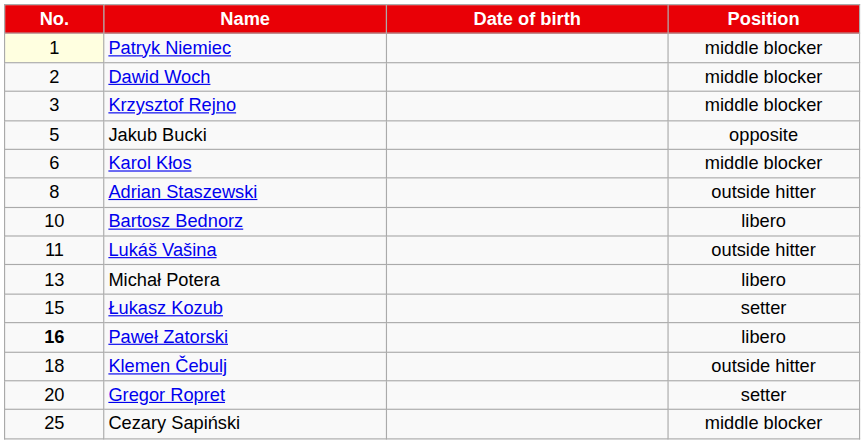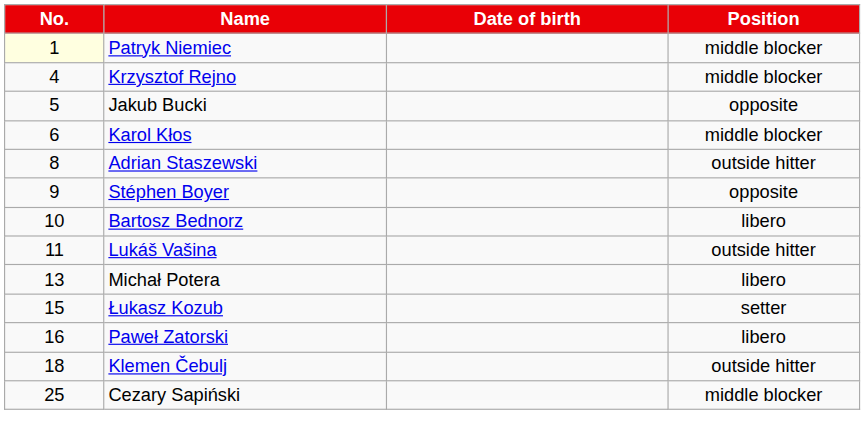- row: (159, 76)
(54, 105) 3 -> (54, 76) 4
+ row: (169, 192)
(54, 337) bold -> (54, 337) normal
- row: (167, 395)
